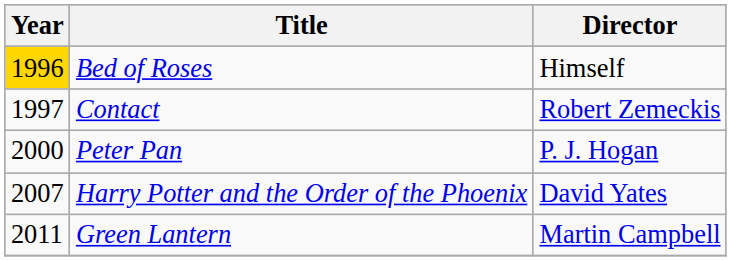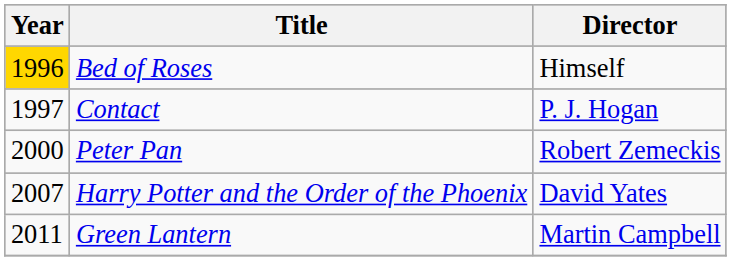(630, 109) Robert Zemeckis -> (599, 109) P. J. Hogan
(599, 151) P. J. Hogan -> (630, 151) Robert Zemeckis
